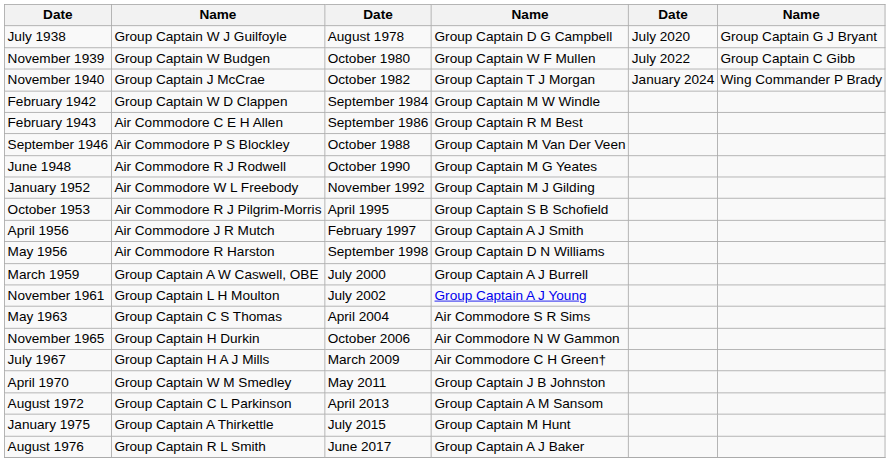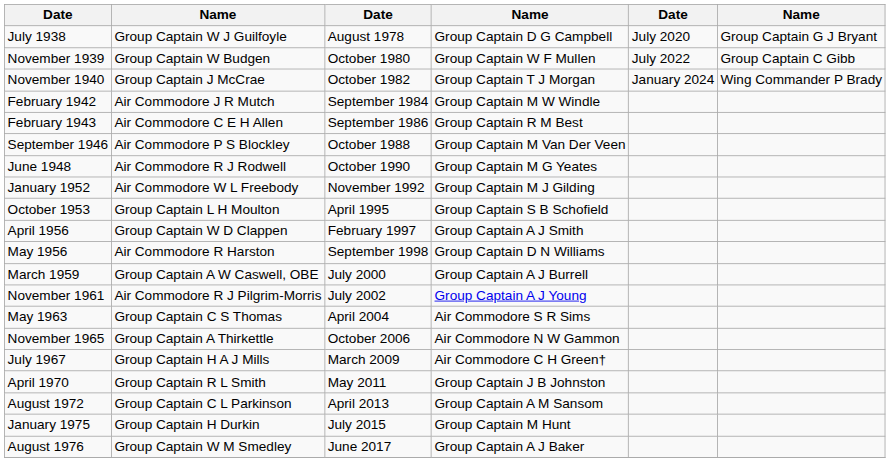(201, 101) Group Captain W D Clappen -> (195, 101) Air Commodore J R Mutch
(218, 209) Air Commodore R J Pilgrim-Morris -> (197, 209) Group Captain L H Moulton
(195, 230) Air Commodore J R Mutch -> (201, 230) Group Captain W D Clappen
(197, 295) Group Captain L H Moulton -> (218, 295) Air Commodore R J Pilgrim-Morris
(187, 338) Group Captain H Durkin -> (194, 338) Group Captain A Thirkettle
(203, 381) Group Captain W M Smedley -> (190, 381) Group Captain R L Smith
(194, 425) Group Captain A Thirkettle -> (187, 425) Group Captain H Durkin
(190, 446) Group Captain R L Smith -> (203, 446) Group Captain W M Smedley
